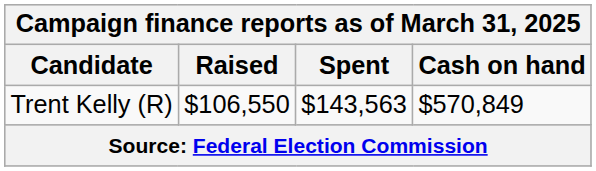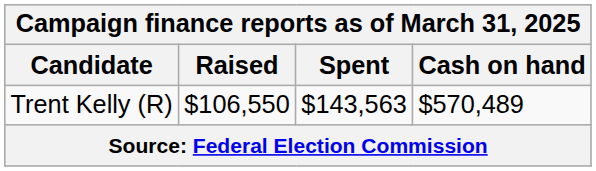(471, 104) $570,849 -> (471, 104) $570,489
